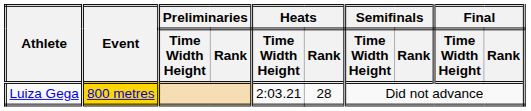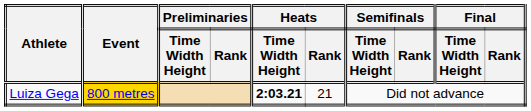(279, 94) normal -> (279, 94) bold
(324, 94) 28 -> (325, 94) 21
